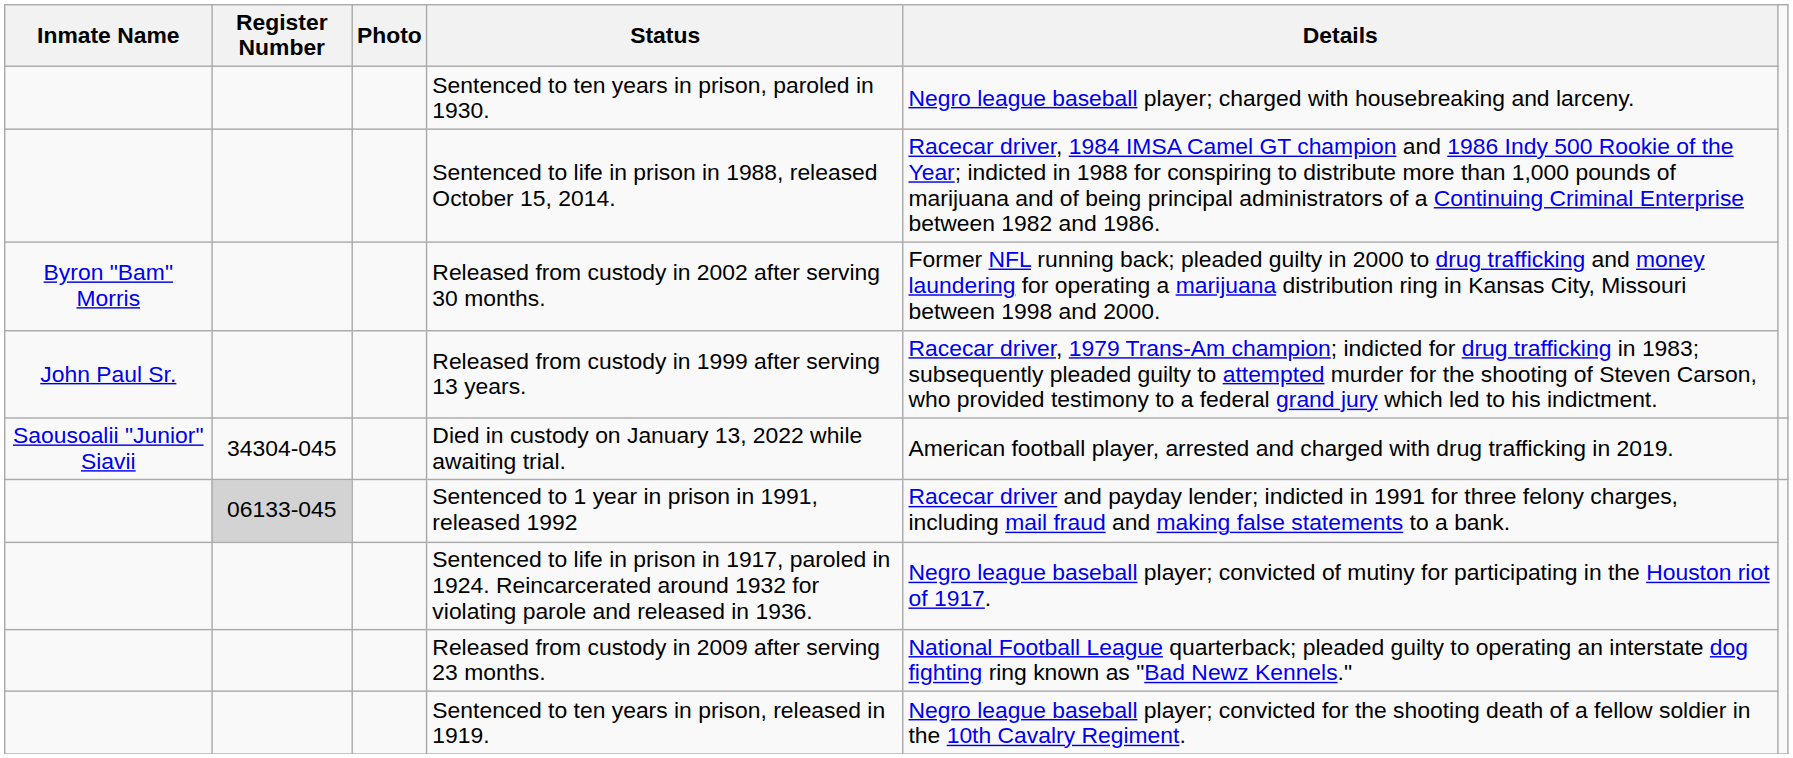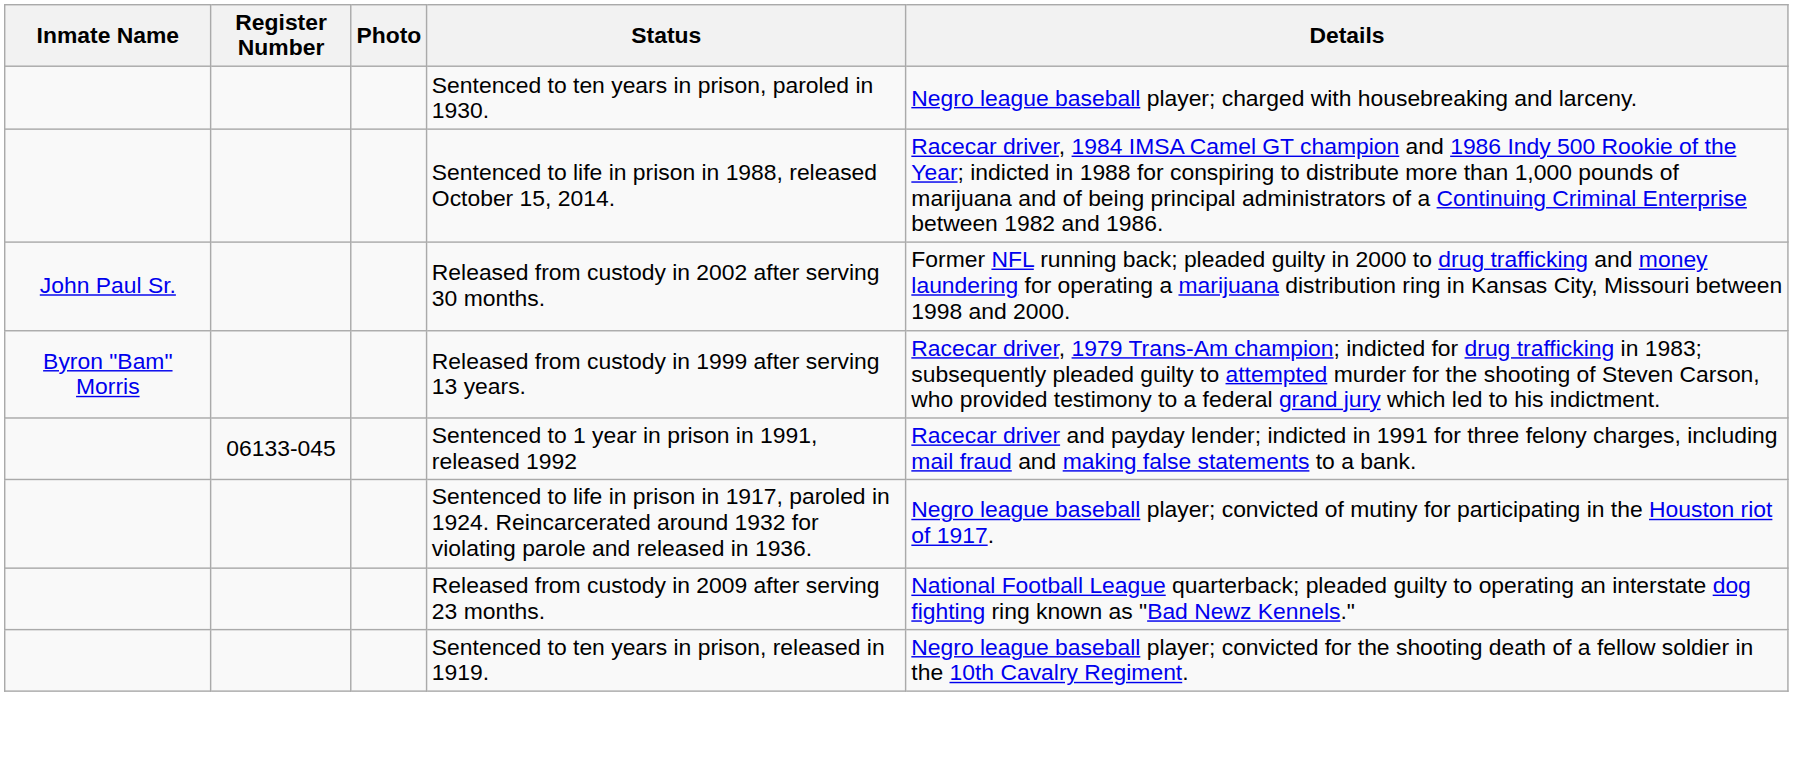(108, 285) Byron "Bam" Morris -> (108, 285) John Paul Sr.
(108, 373) John Paul Sr. -> (108, 373) Byron "Bam" Morris
- row: (647, 448)
(282, 510) lightgrey background -> (281, 448) no background
